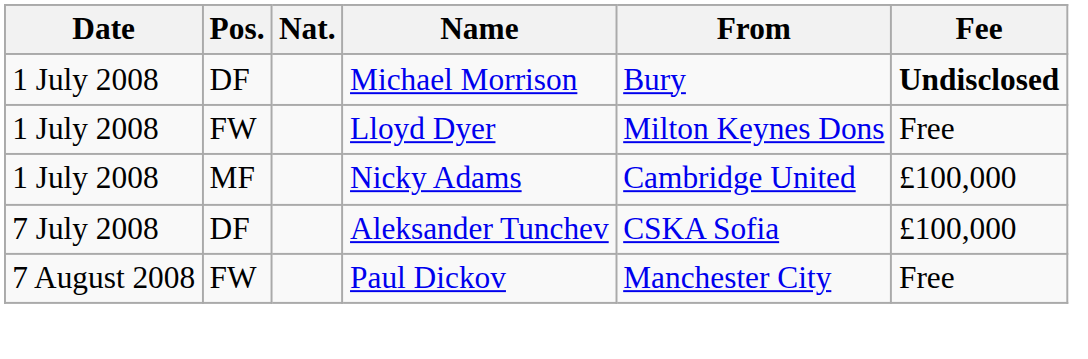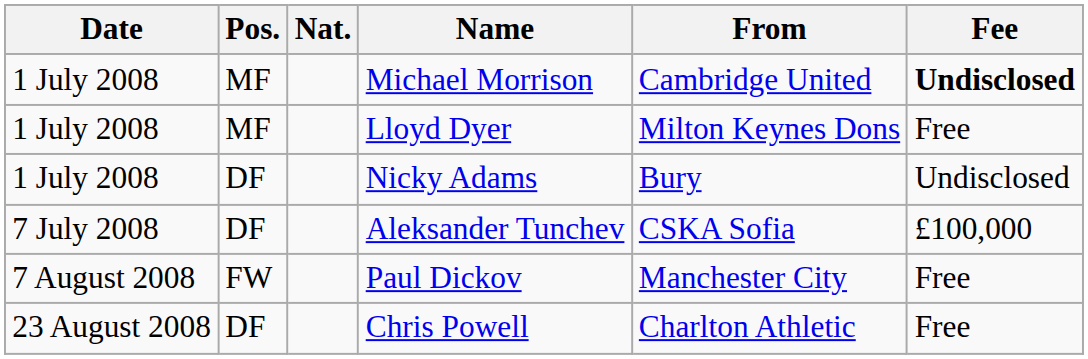(230, 79) DF -> (248, 79) MF
(655, 79) Bury -> (755, 79) Cambridge United
(233, 128) FW -> (248, 128) MF
(232, 178) MF -> (245, 178) DF
(739, 178) Cambridge United -> (670, 178) Bury
(958, 178) £100,000 -> (992, 178) Undisclosed
+ row: (447, 327)
